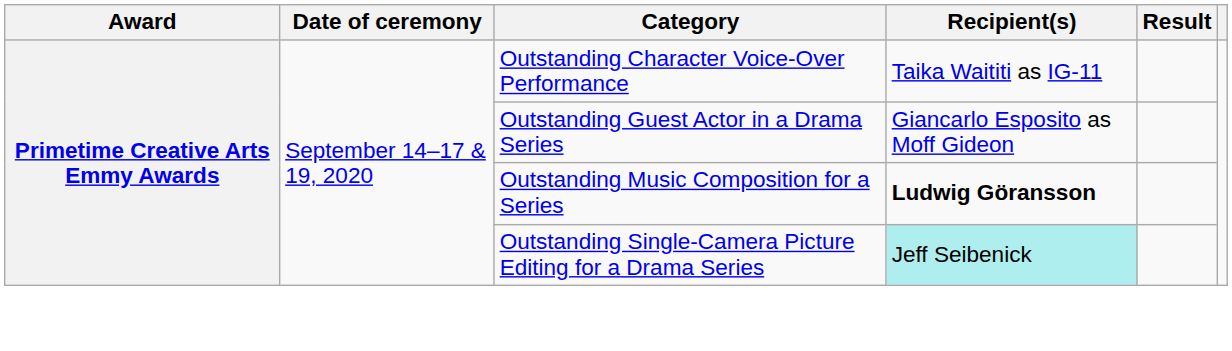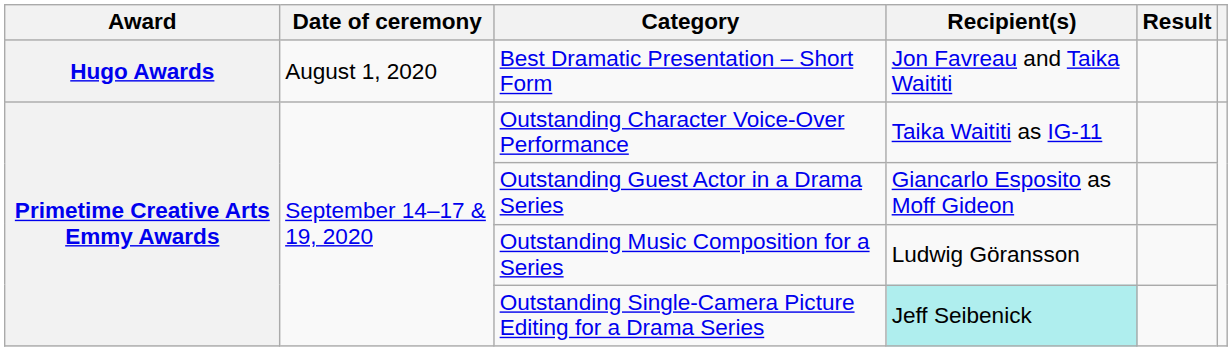+ row: (676, 70)
(994, 193) bold -> (986, 254) normal
